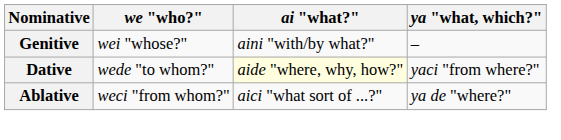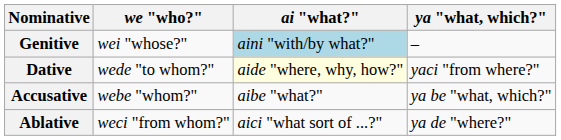(306, 43) no background -> (306, 43) lightblue background
+ row: (49, 95)
